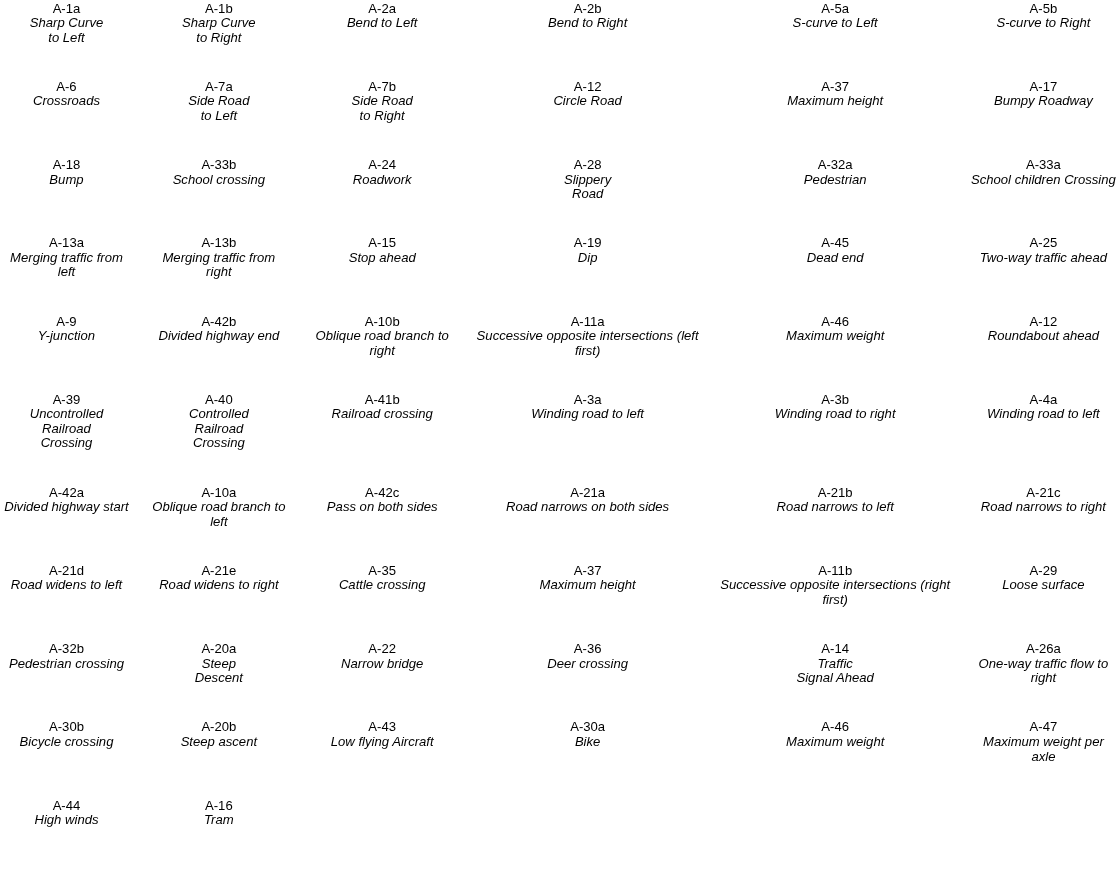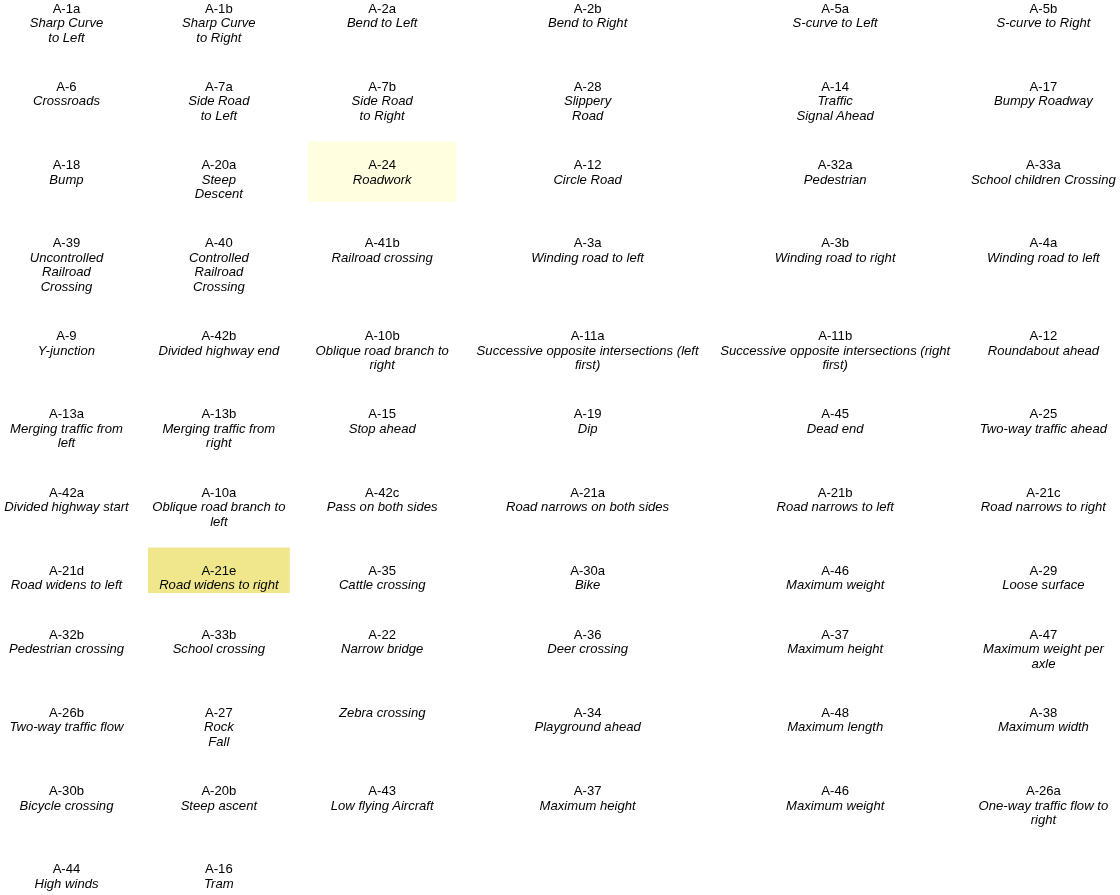(588, 93) A-12 Circle Road -> (588, 101) A-28 Slippery Road
(835, 93) A-37 Maximum height -> (835, 101) A-14 Traffic Signal Ahead
(219, 172) A-33b School crossing -> (219, 179) A-20a Steep Descent
(382, 172) no background -> (382, 172) lightyellow background
(588, 179) A-28 Slippery Road -> (588, 172) A-12 Circle Road
rows swapped: (66, 421) <-> (66, 257)
(835, 328) A-46 Maximum weight -> (835, 350) A-11b Successive opposite intersections (right first)
(219, 578) no background -> (219, 578) khaki background
(588, 578) A-37 Maximum height -> (588, 578) A-30a Bike
(835, 585) A-11b Successive opposite intersections (right first) -> (835, 578) A-46 Maximum weight
(219, 663) A-20a Steep Descent -> (219, 641) A-33b School crossing
(835, 663) A-14 Traffic Signal Ahead -> (835, 641) A-37 Maximum height
(1043, 663) A-26a One-way traffic flow to right -> (1043, 649) A-47 Maximum weight per axle
+ row: (66, 720)
(588, 734) A-30a Bike -> (588, 798) A-37 Maximum height
(1043, 741) A-47 Maximum weight per axle -> (1043, 805) A-26a One-way traffic flow to right
